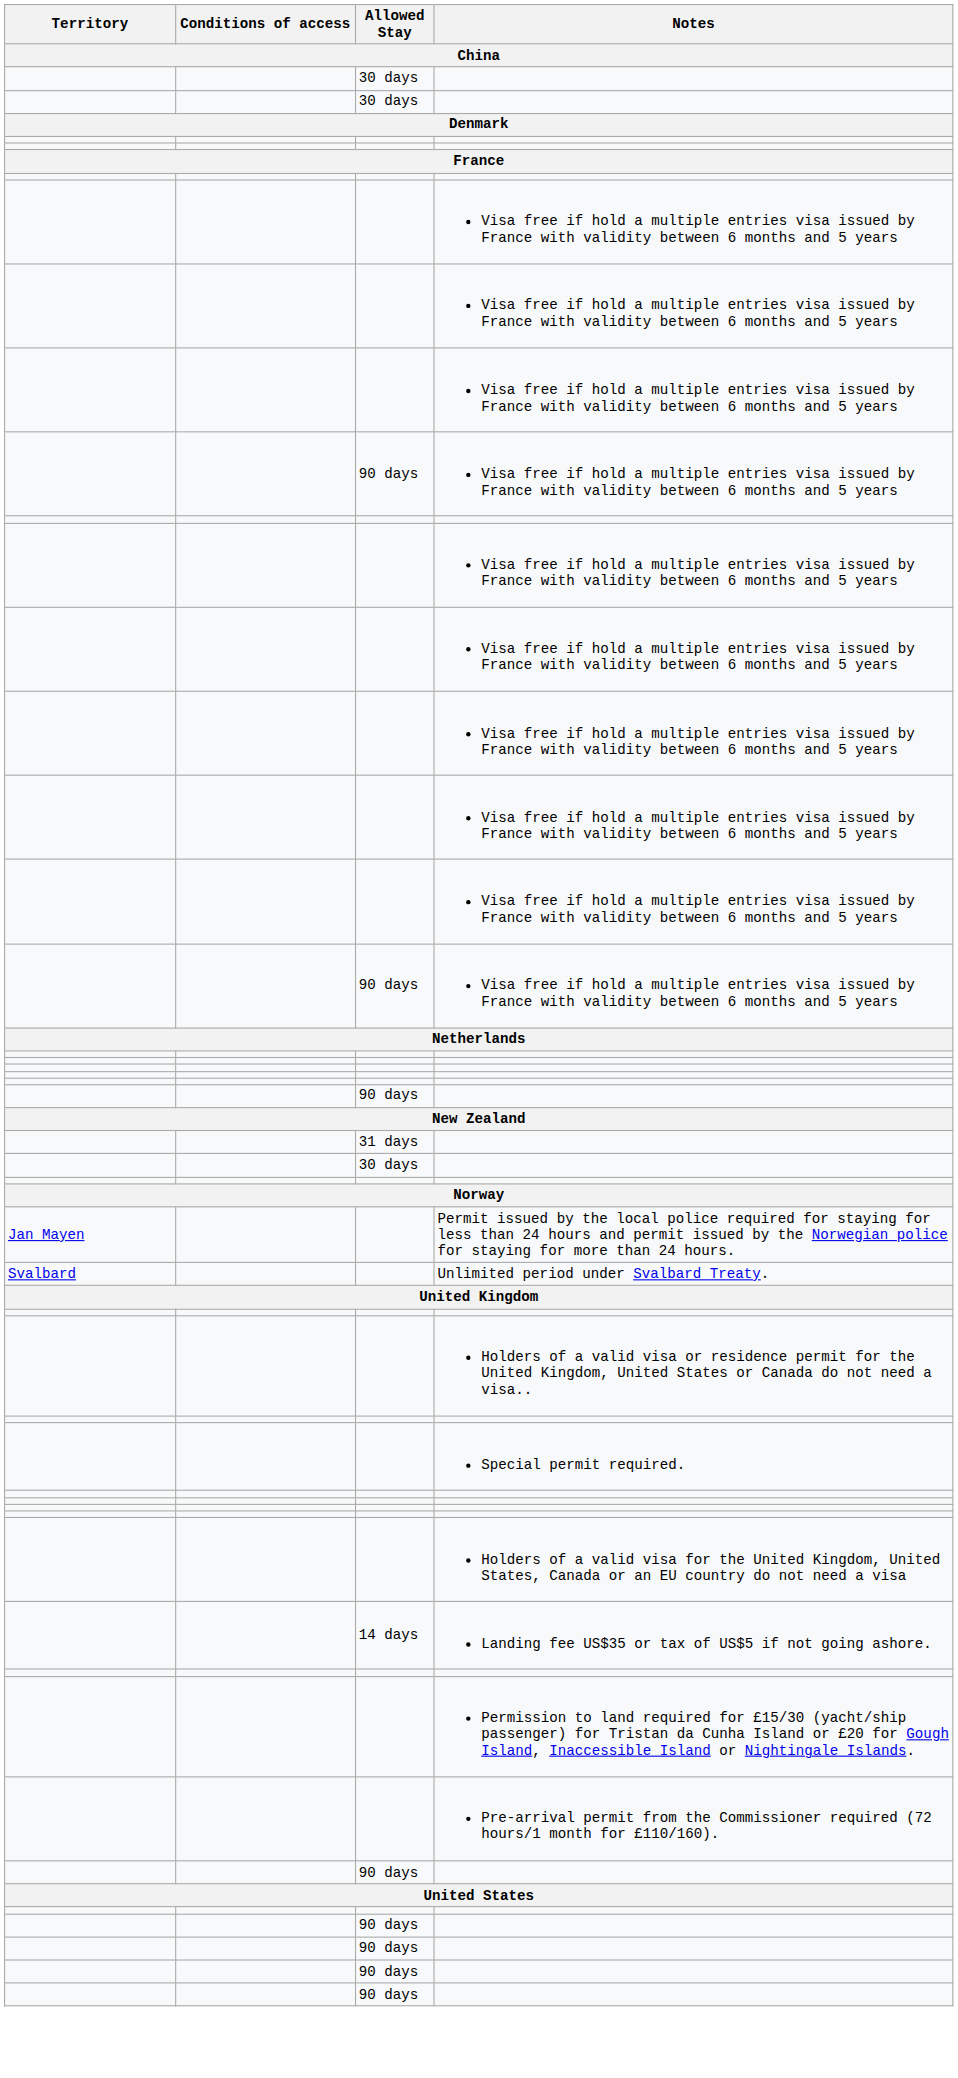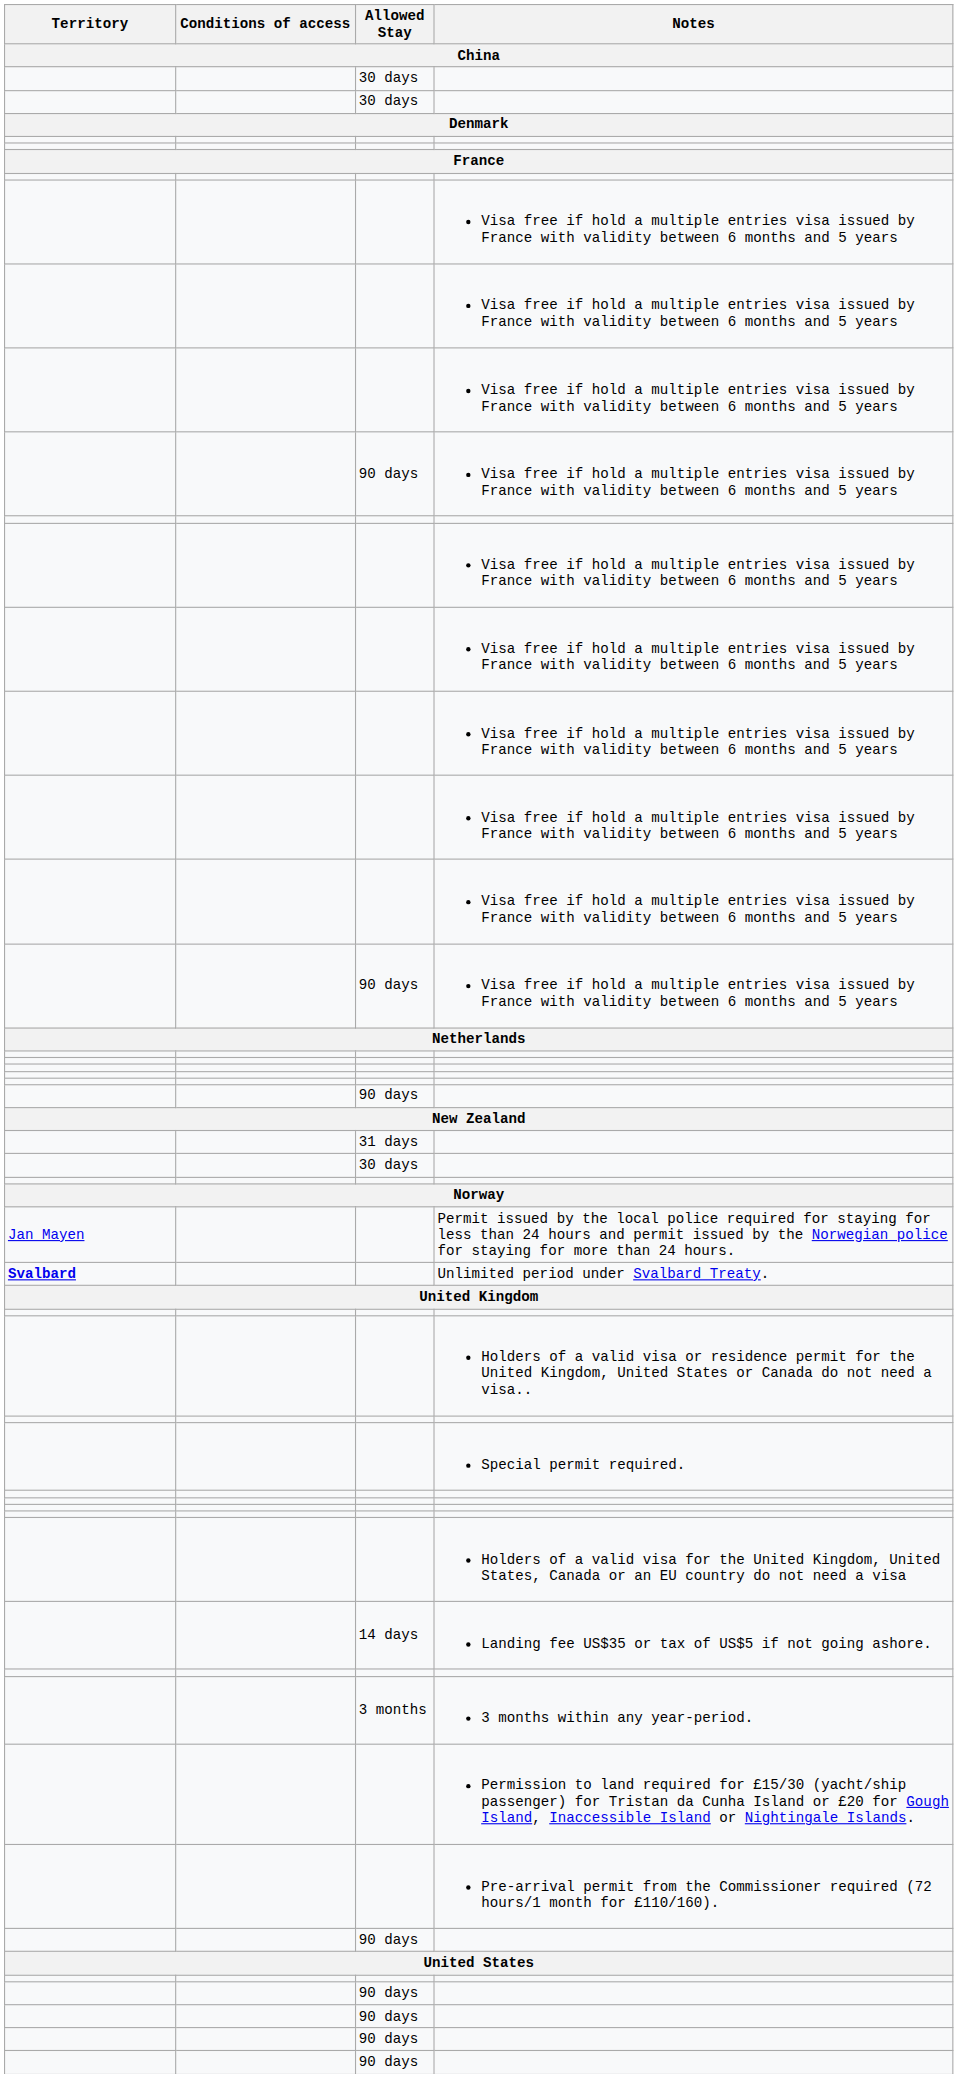(42, 1274) normal -> (42, 1274) bold
+ row: (393, 1710)
